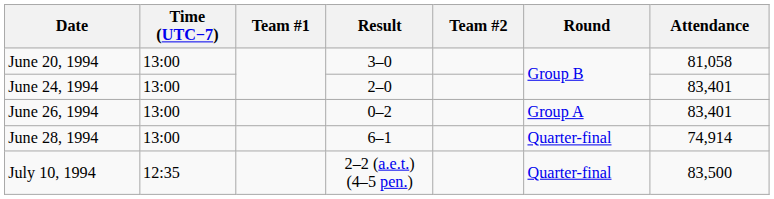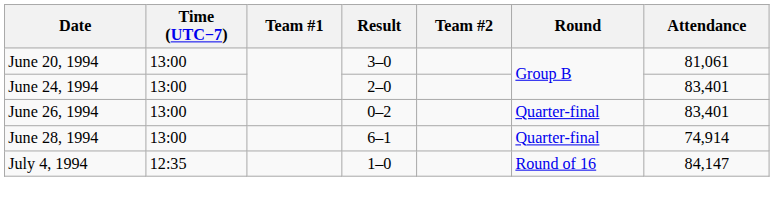(710, 61) 81,058 -> (707, 61) 81,061
(556, 112) Group A -> (557, 112) Quarter-final
+ row: (48, 163)
- row: (52, 172)
